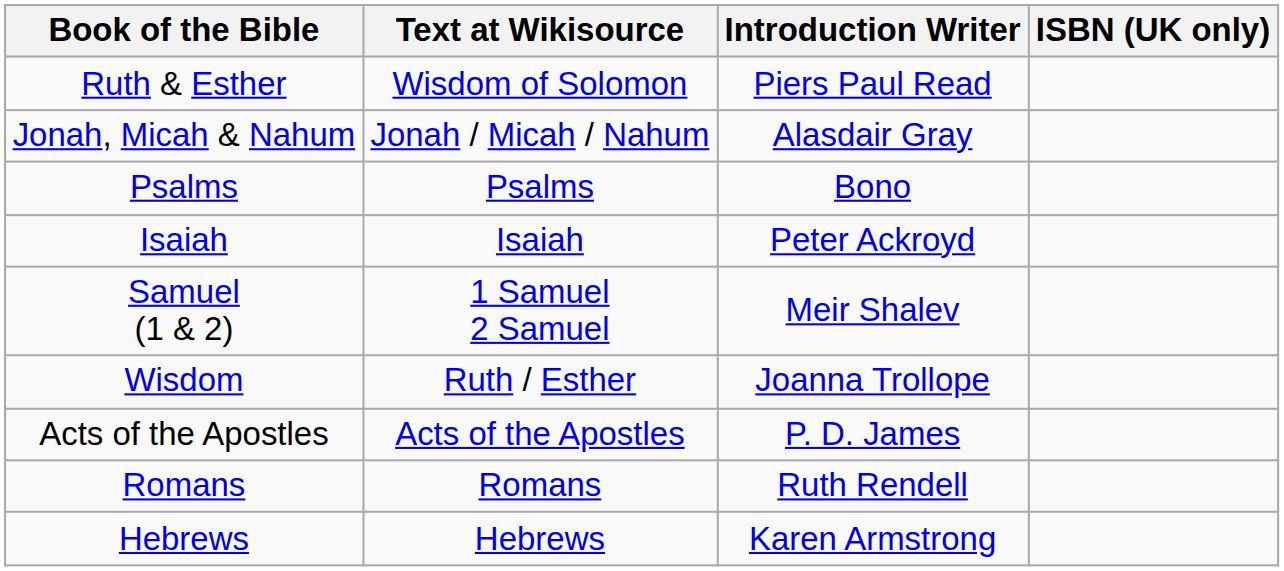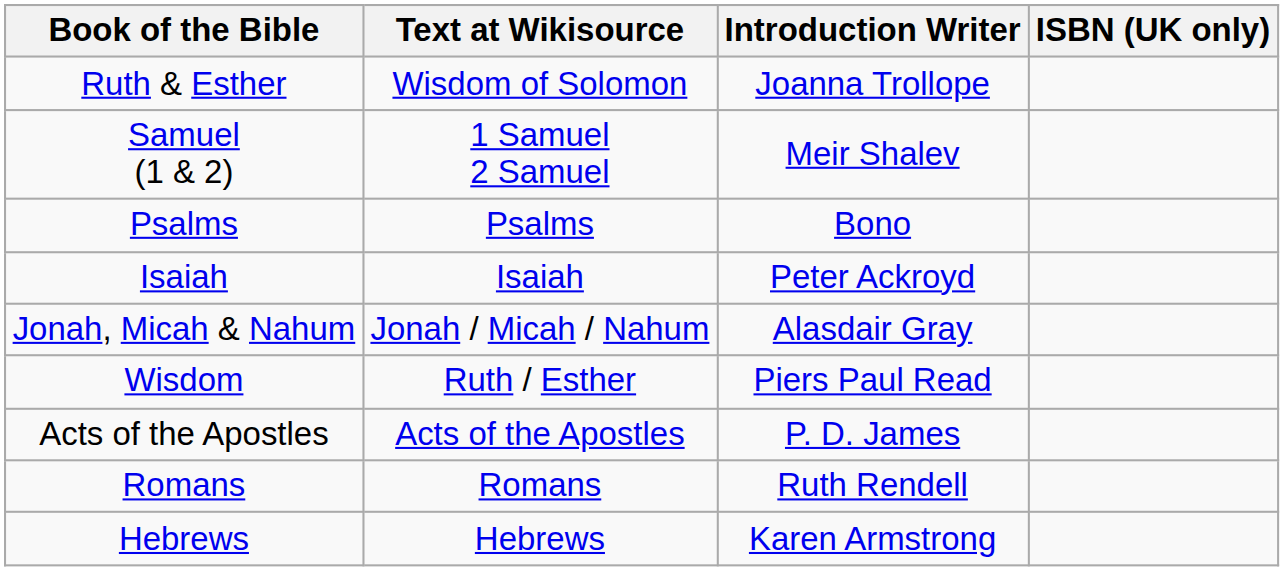(873, 82) Piers Paul Read -> (873, 82) Joanna Trollope
rows swapped: (184, 310) <-> (184, 135)
(873, 381) Joanna Trollope -> (873, 381) Piers Paul Read
